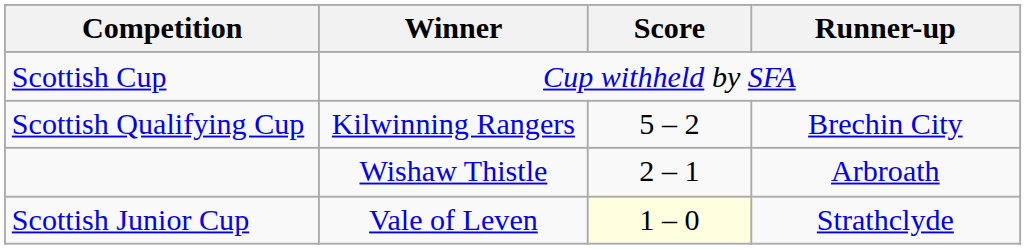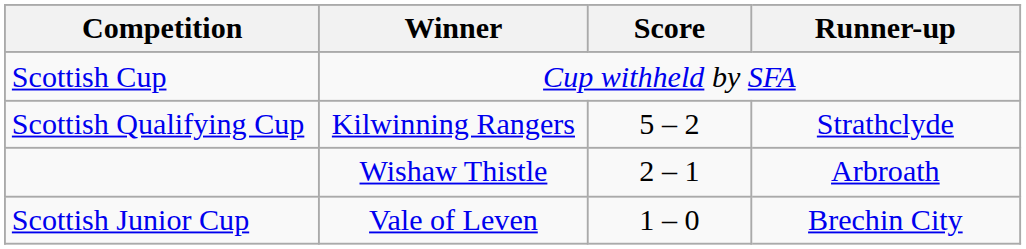(885, 123) Brechin City -> (885, 123) Strathclyde
(669, 219) lightyellow background -> (669, 219) no background
(885, 219) Strathclyde -> (885, 219) Brechin City
